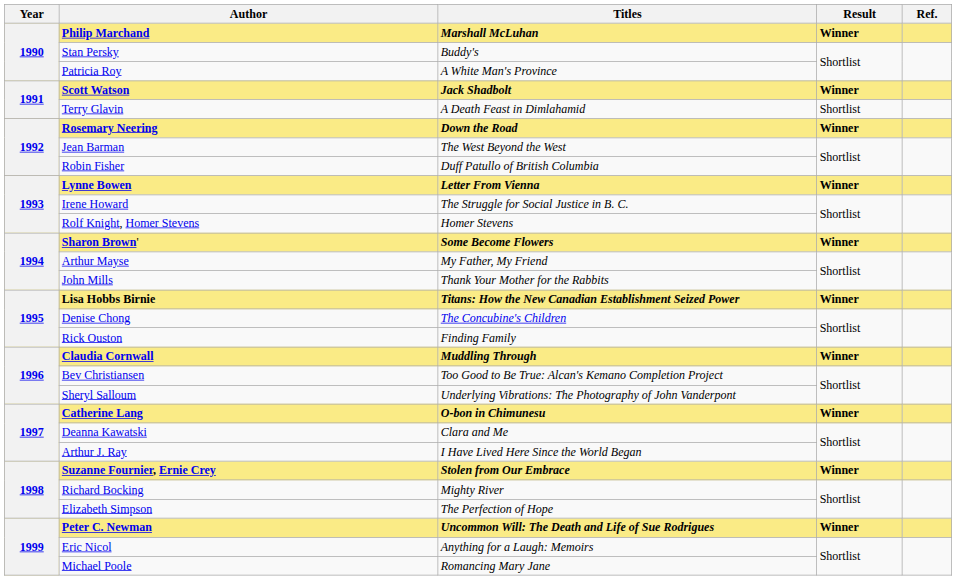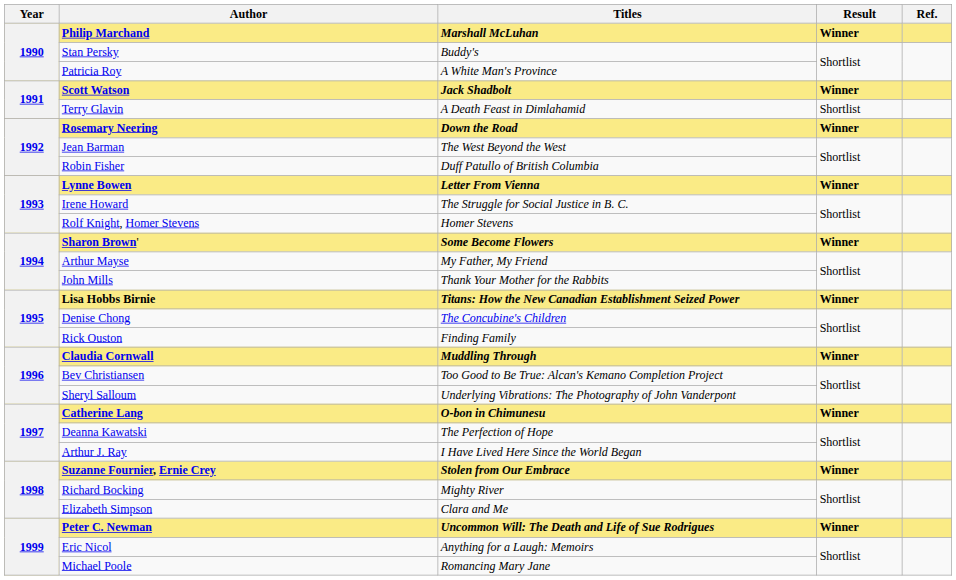(474, 432) Clara and Me -> (497, 432) The Perfection of Hope
(497, 508) The Perfection of Hope -> (474, 508) Clara and Me
